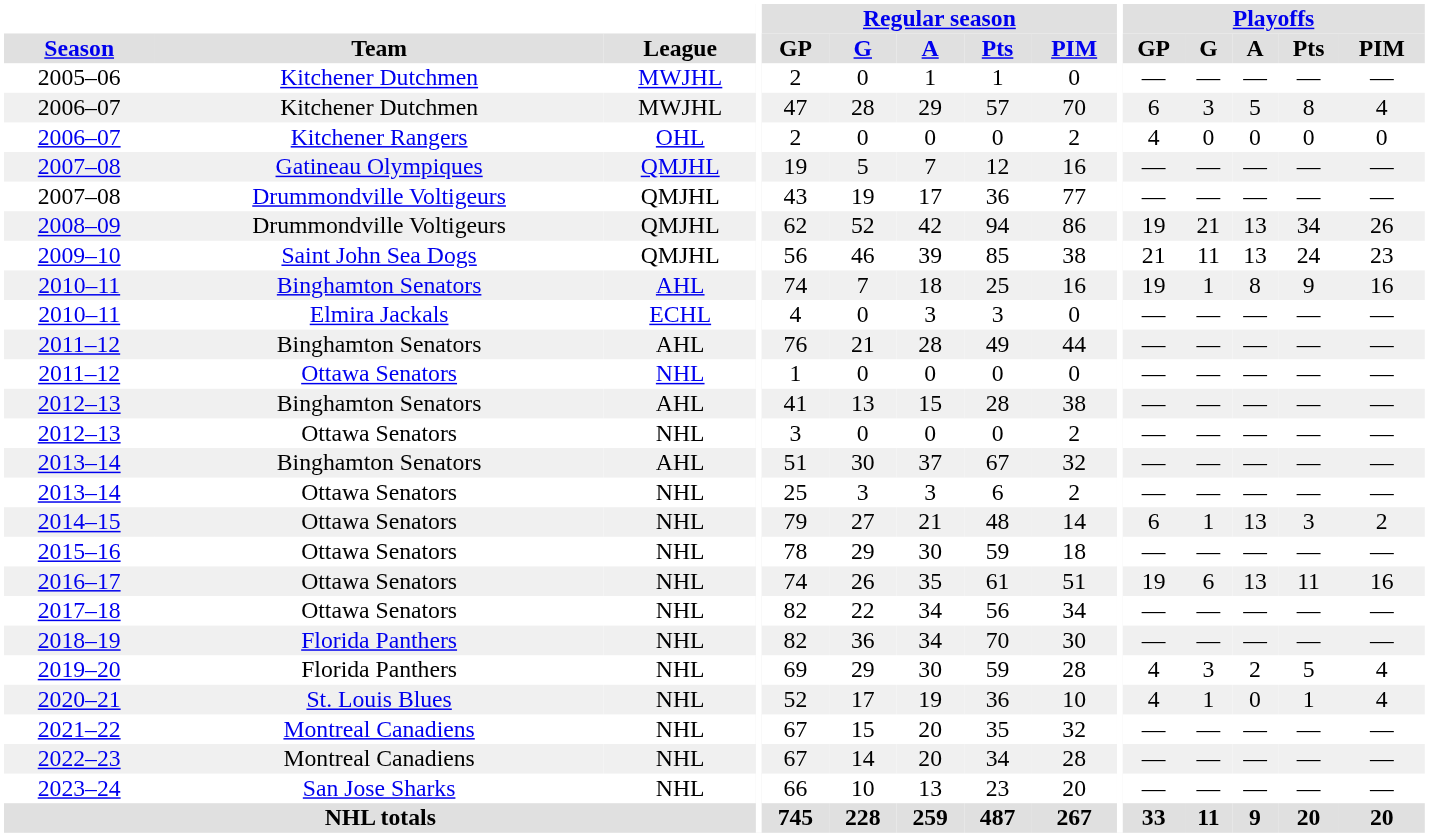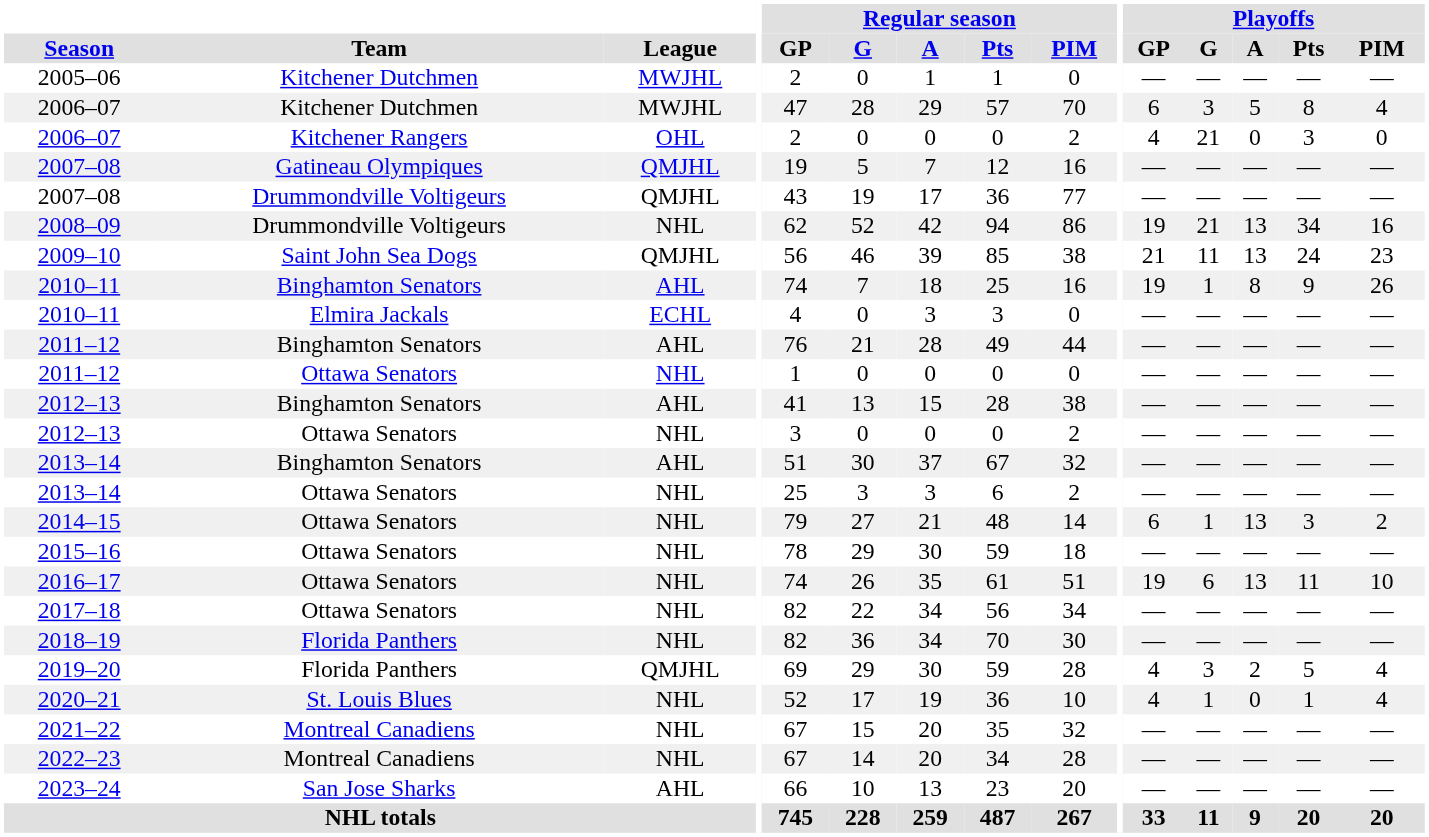(1208, 136) 0 -> (1208, 136) 21
(1309, 136) 0 -> (1309, 136) 3
(680, 225) QMJHL -> (680, 225) NHL
(1382, 225) 26 -> (1382, 225) 16
(1382, 284) 16 -> (1382, 284) 26
(1382, 580) 16 -> (1382, 580) 10
(680, 669) NHL -> (680, 669) QMJHL
(680, 788) NHL -> (680, 788) AHL
